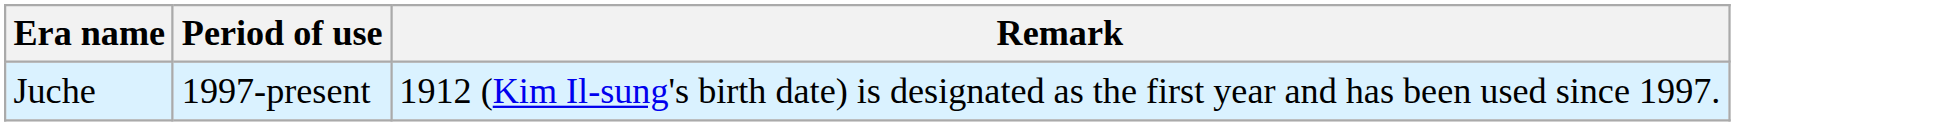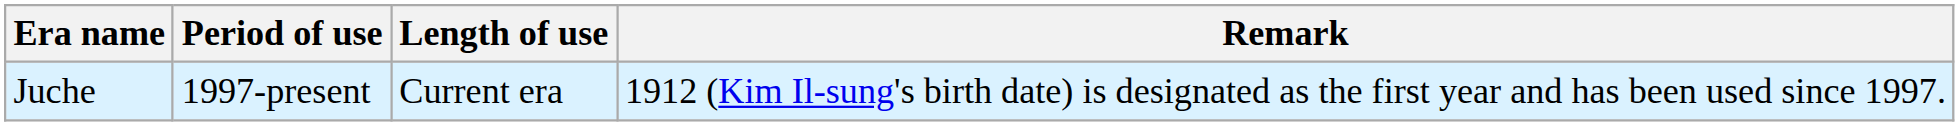+ column: (504, 33)
